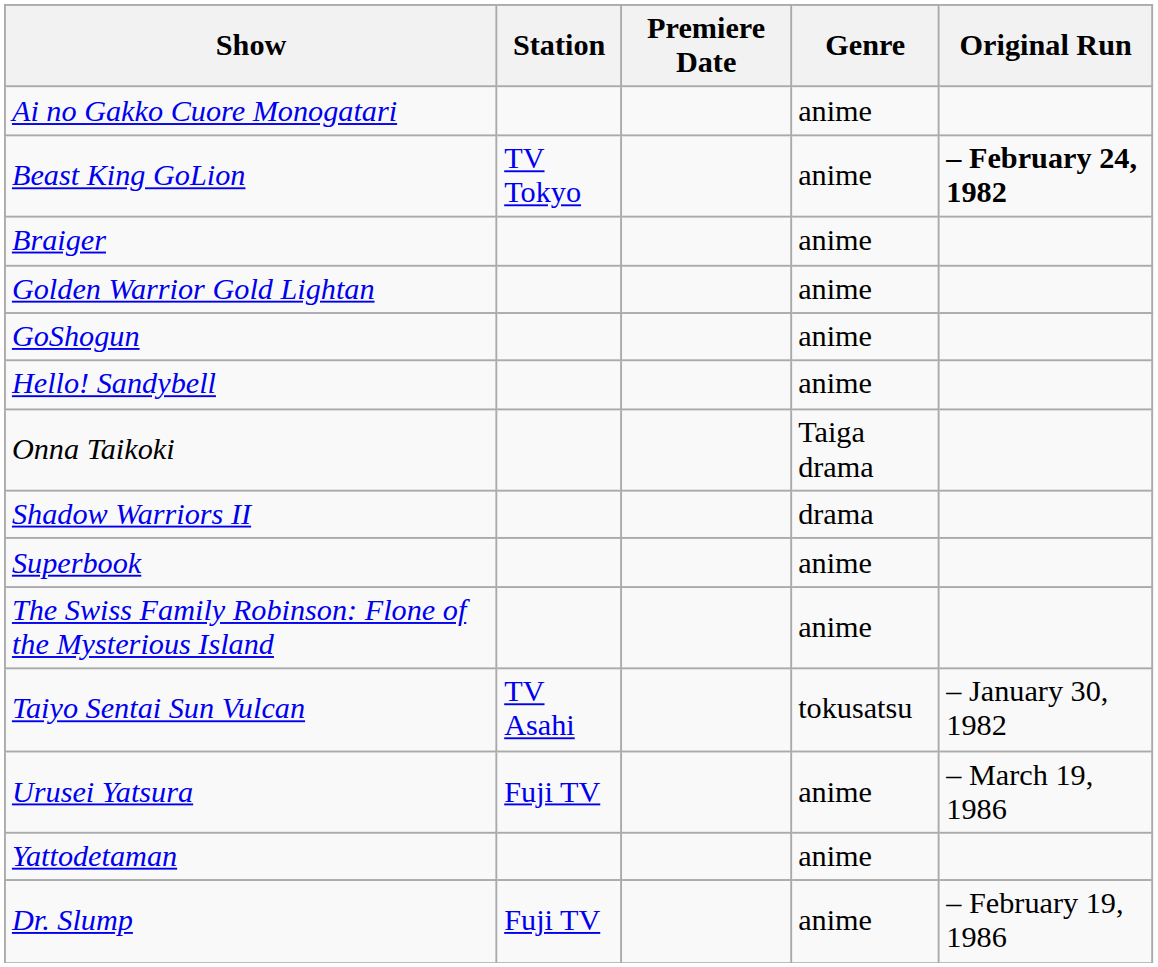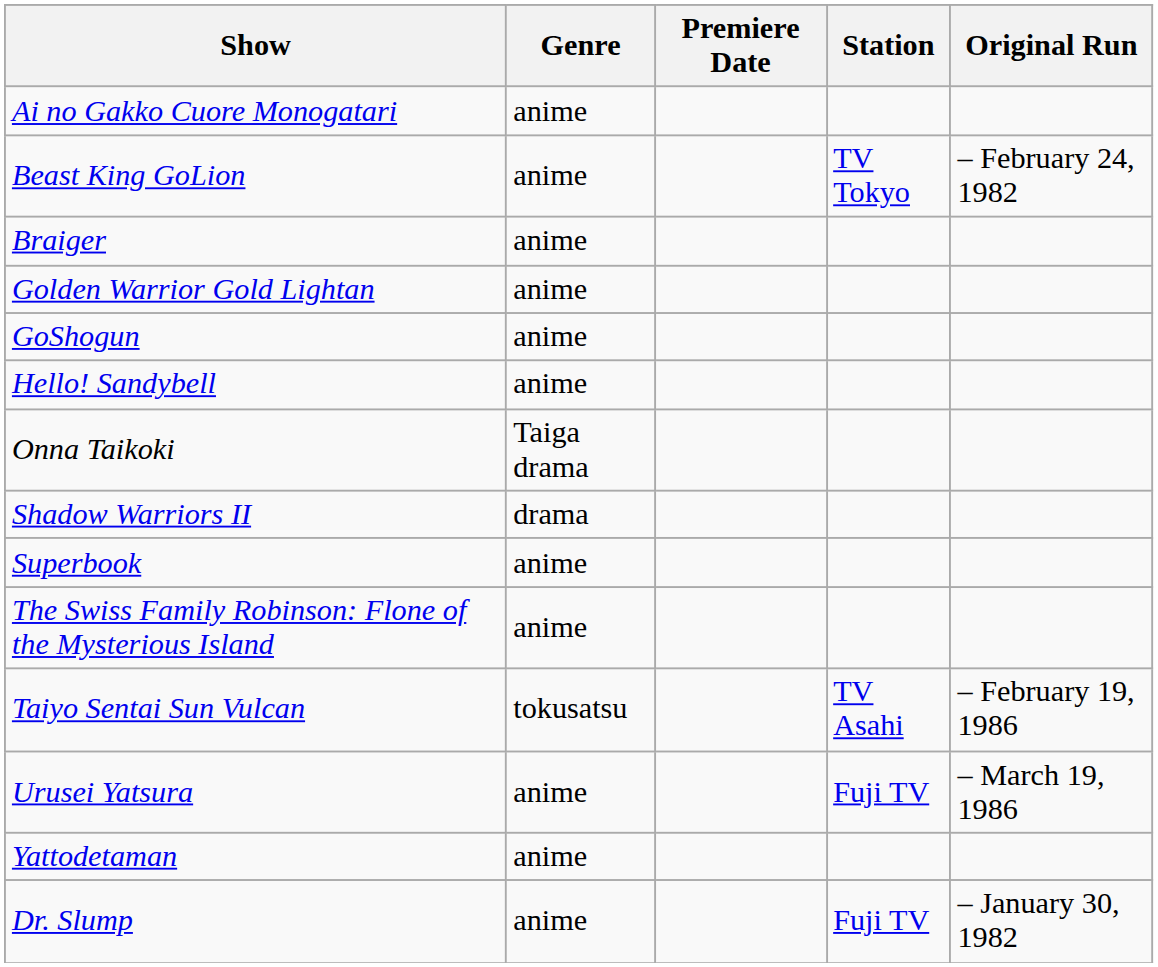columns swapped: (559, 45) <-> (865, 45)
(1042, 175) bold -> (1046, 175) normal
(1027, 709) – January 30, 1982 -> (1046, 709) – February 19, 1986
(1035, 921) – February 19, 1986 -> (1039, 921) – January 30, 1982
